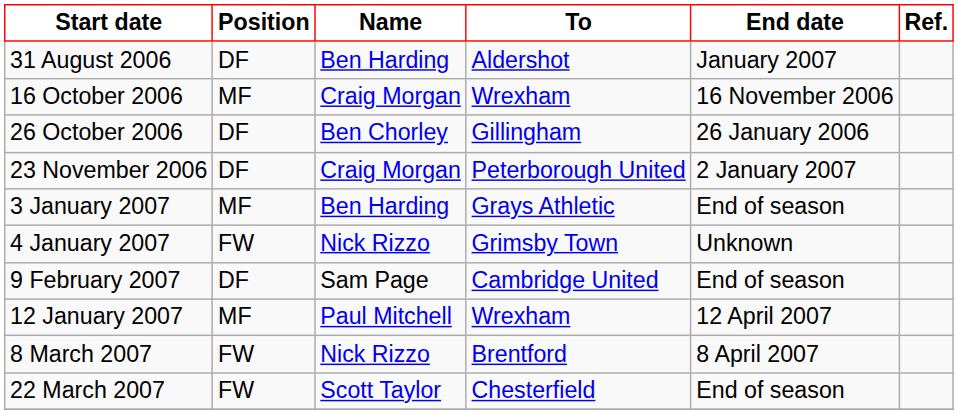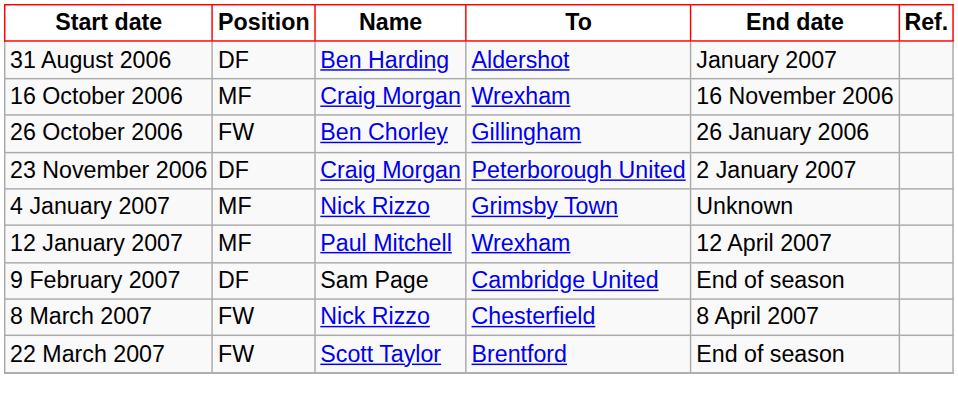(234, 133) DF -> (236, 133) FW
- row: (90, 206)
(236, 243) FW -> (235, 206) MF
rows swapped: (96, 317) <-> (95, 280)
(519, 354) Brentford -> (533, 317) Chesterfield
(533, 390) Chesterfield -> (519, 354) Brentford
